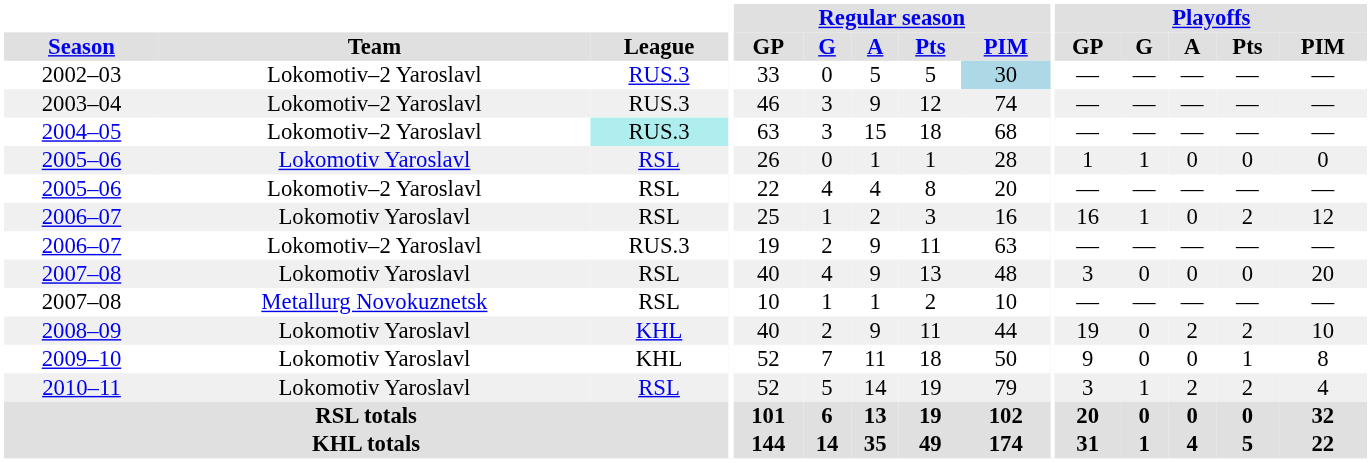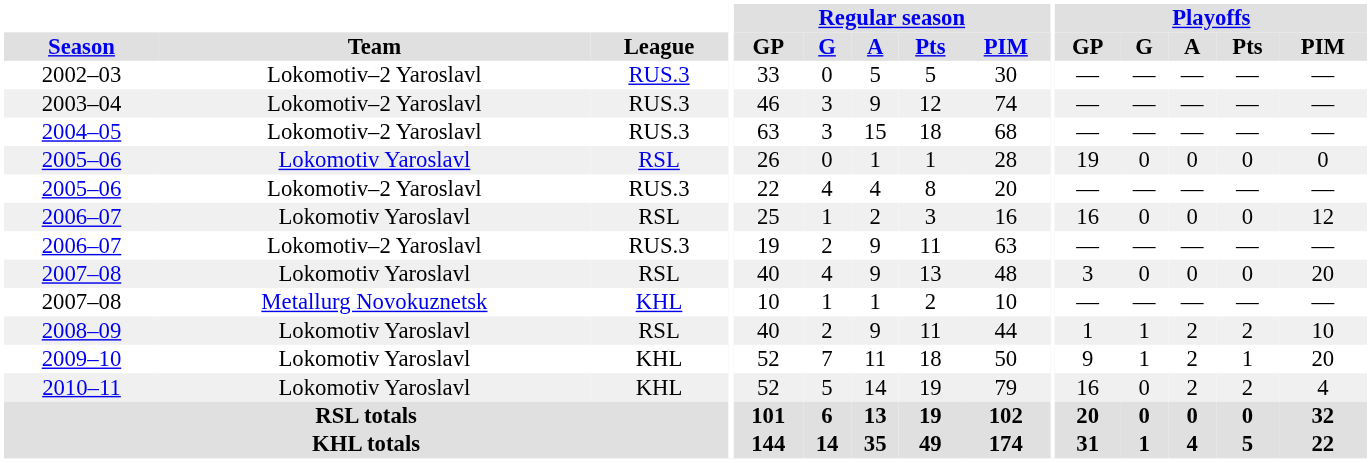(1006, 74) lightblue background -> (1006, 74) no background
(659, 131) paleturquoise background -> (659, 131) no background
(1088, 159) 1 -> (1088, 159) 19
(1144, 159) 1 -> (1144, 159) 0
(659, 188) RSL -> (659, 188) RUS.3
(1144, 216) 1 -> (1144, 216) 0
(1247, 216) 2 -> (1247, 216) 0
(659, 301) RSL -> (659, 301) KHL
(659, 330) KHL -> (659, 330) RSL
(1088, 330) 19 -> (1088, 330) 1
(1144, 330) 0 -> (1144, 330) 1
(1144, 358) 0 -> (1144, 358) 1
(1192, 358) 0 -> (1192, 358) 2
(1323, 358) 8 -> (1323, 358) 20
(659, 387) RSL -> (659, 387) KHL
(1088, 387) 3 -> (1088, 387) 16
(1144, 387) 1 -> (1144, 387) 0
